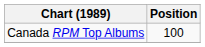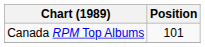(174, 33) 100 -> (174, 33) 101
